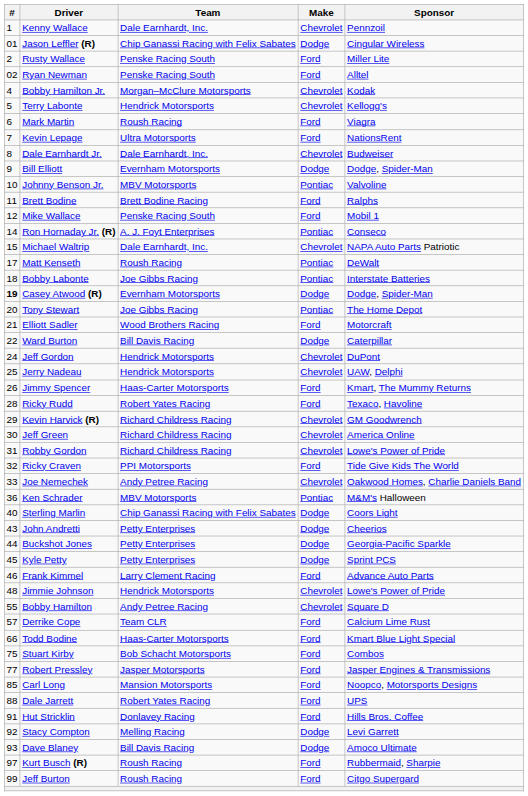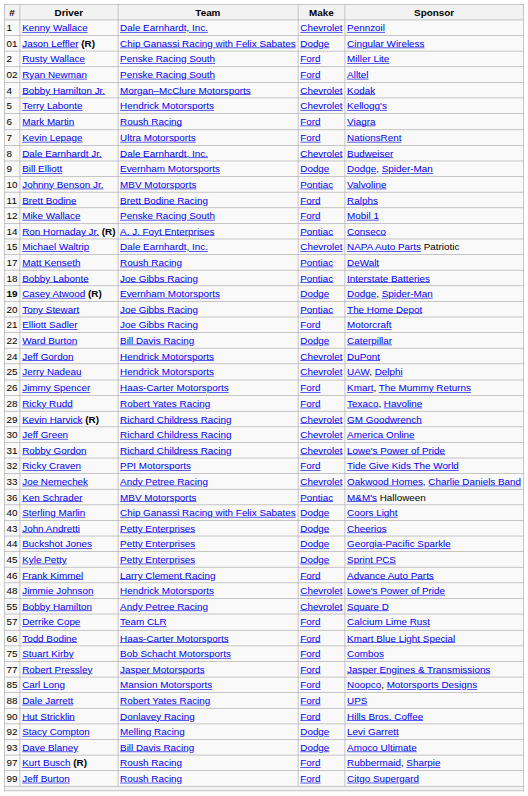(170, 325) Wood Brothers Racing -> (159, 325) Joe Gibbs Racing
(12, 716) 91 -> (12, 716) 90
